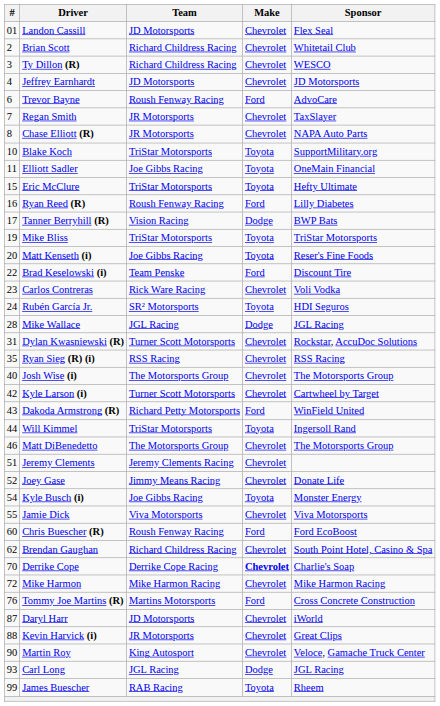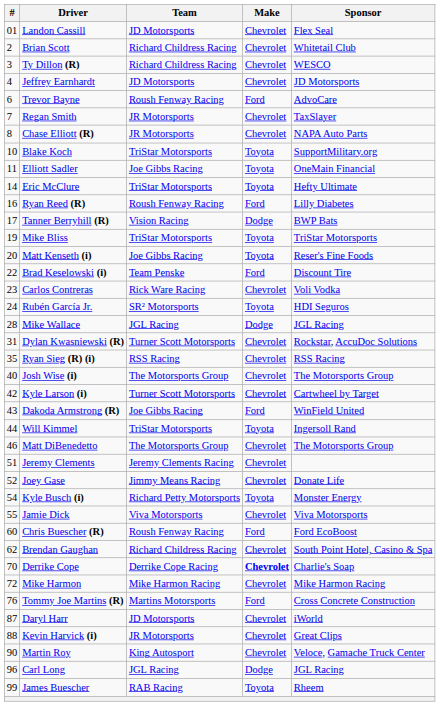(12, 186) 15 -> (12, 186) 14
(184, 411) Richard Petty Motorsports -> (166, 411) Joe Gibbs Racing
(166, 497) Joe Gibbs Racing -> (184, 497) Richard Petty Motorsports
(12, 670) 93 -> (12, 670) 96
